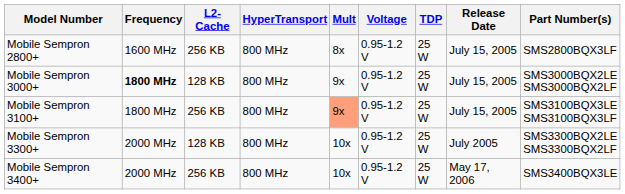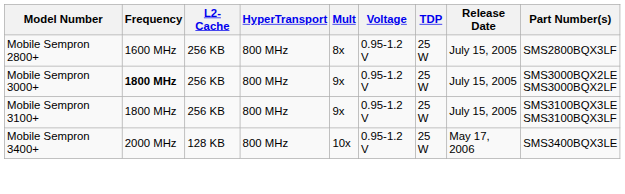(206, 81) 128 KB -> (206, 81) 256 KB
(338, 112) lightsalmon background -> (338, 112) no background
- row: (48, 143)
(206, 173) 256 KB -> (206, 143) 128 KB
